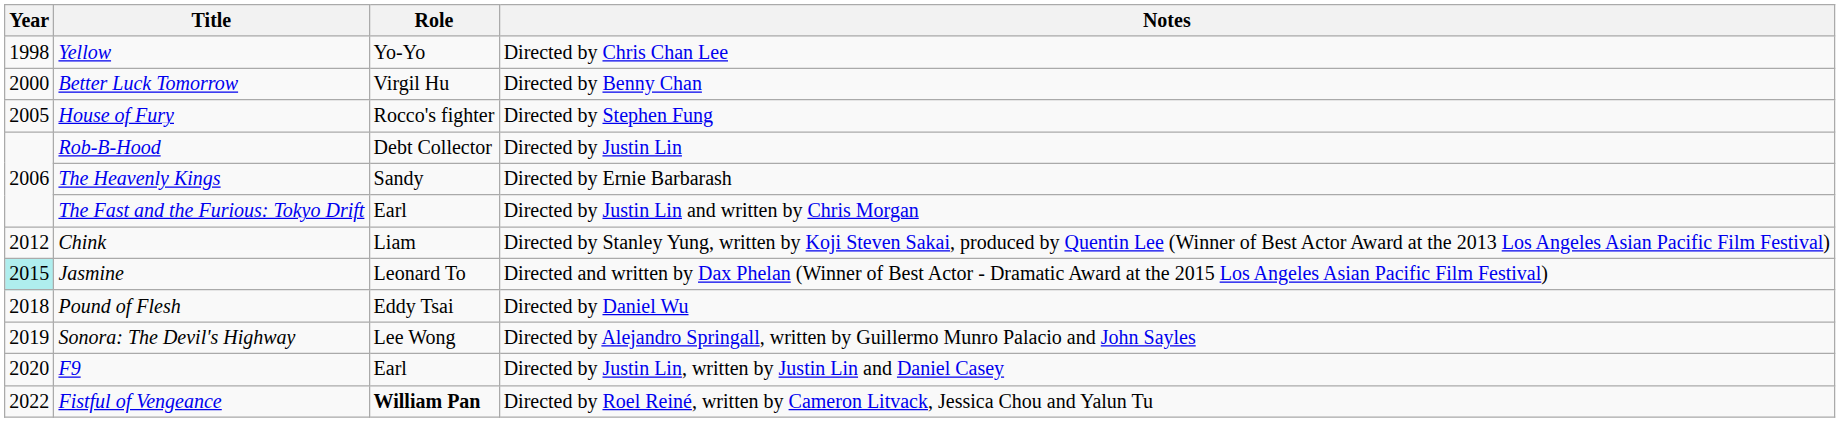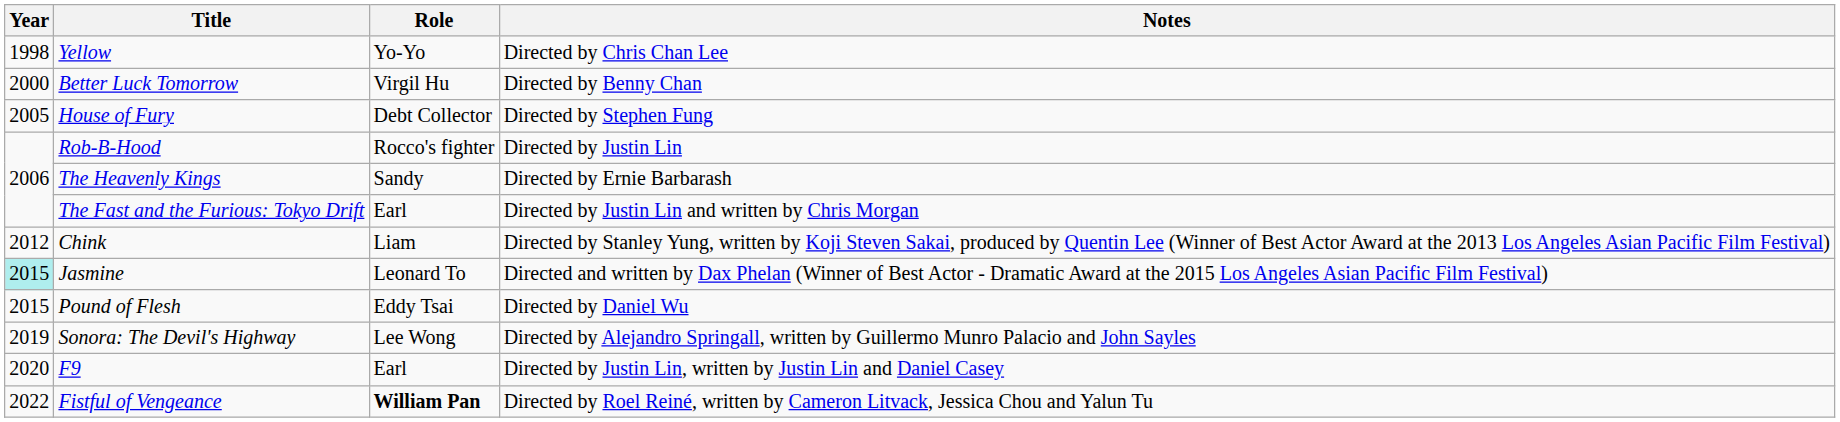(434, 115) Rocco's fighter -> (433, 115) Debt Collector
(433, 147) Debt Collector -> (434, 147) Rocco's fighter
(29, 305) 2018 -> (29, 305) 2015
